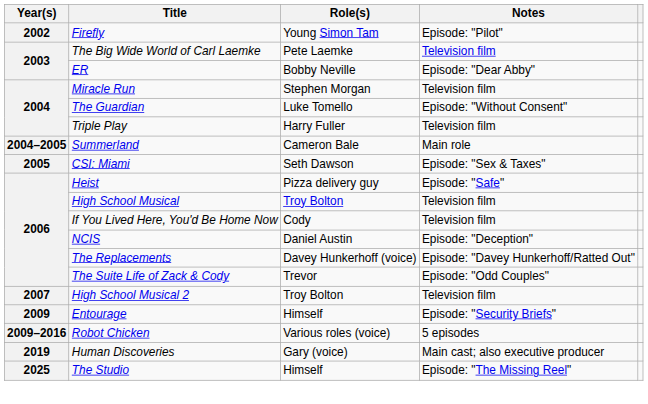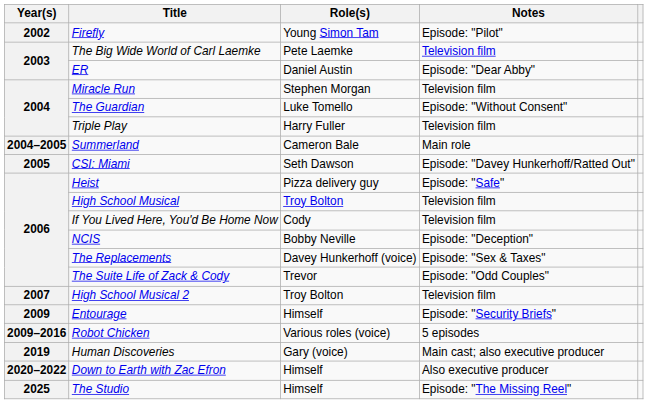(319, 70) Bobby Neville -> (318, 70) Daniel Austin
(484, 164) Episode: "Sex & Taxes" -> (528, 164) Episode: "Davey Hunkerhoff/Ratted Out"
(318, 239) Daniel Austin -> (319, 239) Bobby Neville
(528, 257) Episode: "Davey Hunkerhoff/Ratted Out" -> (484, 257) Episode: "Sex & Taxes"
+ row: (149, 370)
